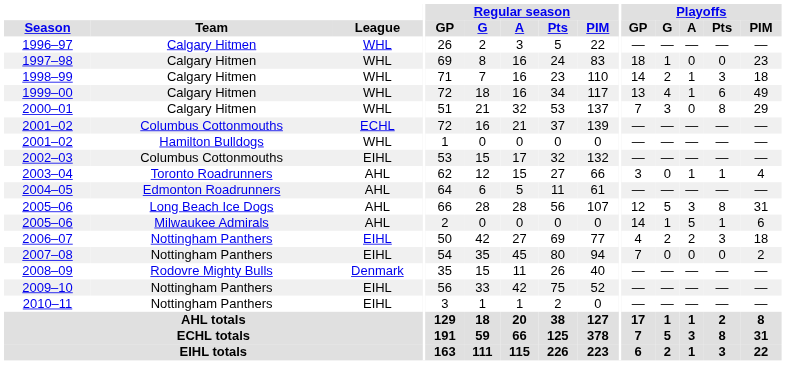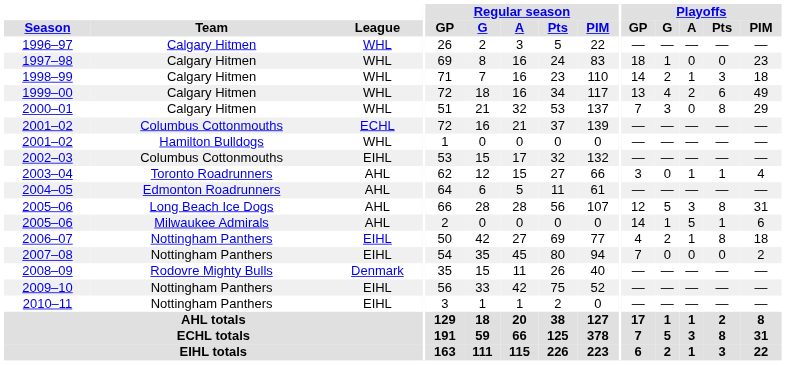(692, 93) 1 -> (692, 93) 2
(692, 238) 2 -> (692, 238) 1
(722, 238) 3 -> (722, 238) 8
